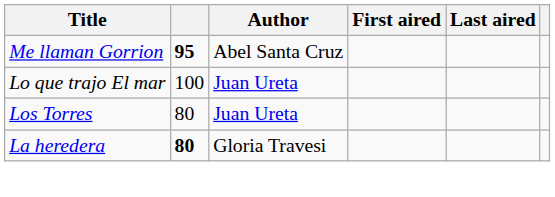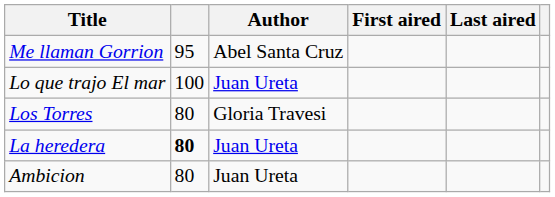(184, 51) bold -> (184, 51) normal
(256, 113) Juan Ureta -> (270, 113) Gloria Travesi
(270, 144) Gloria Travesi -> (256, 144) Juan Ureta
+ row: (47, 176)
